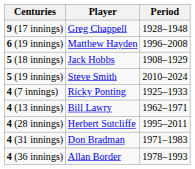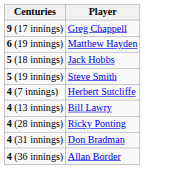- column: (165, 12)
(97, 92) Ricky Ponting -> (102, 92) Herbert Sutcliffe
(102, 124) Herbert Sutcliffe -> (97, 124) Ricky Ponting
